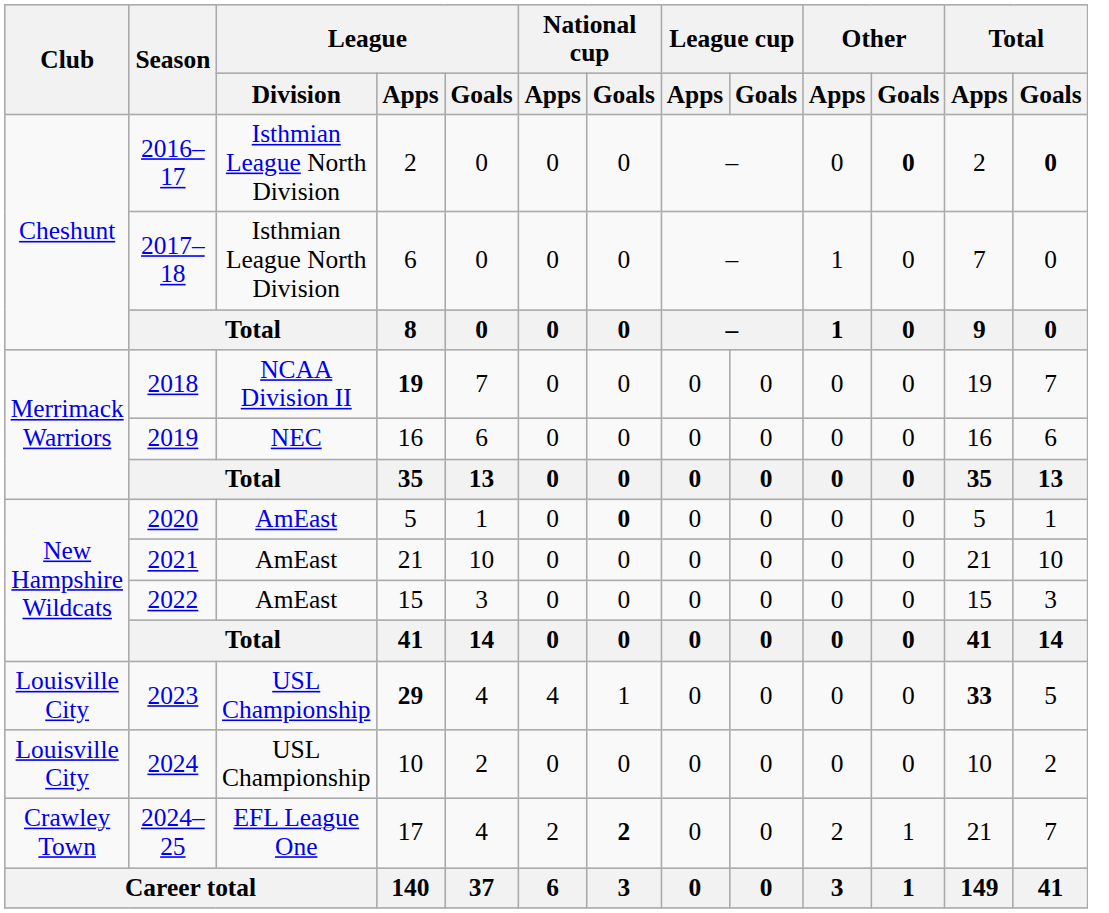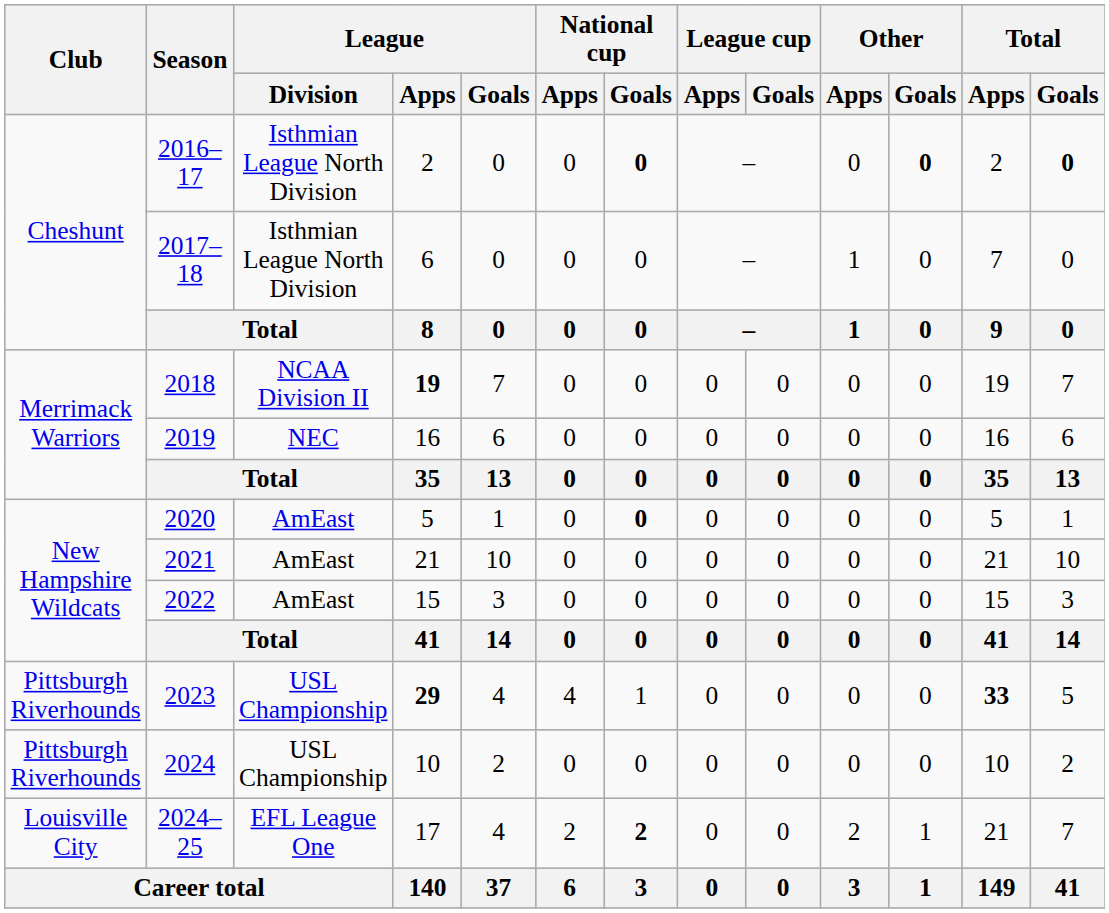(624, 162) normal -> (641, 162) bold
(67, 694) Louisville City -> (76, 694) Pittsburgh Riverhounds
(67, 763) Louisville City -> (76, 763) Pittsburgh Riverhounds
(67, 832) Crawley Town -> (76, 832) Louisville City
